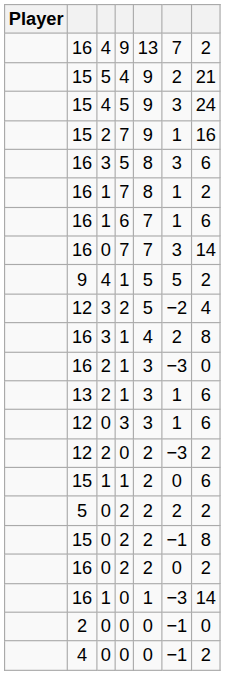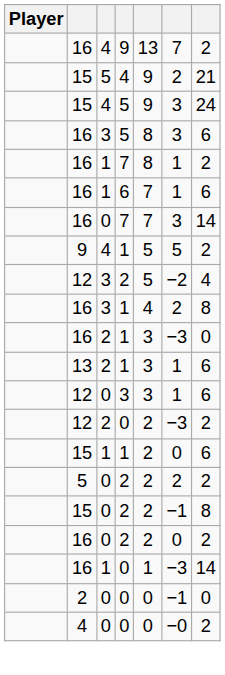- row: (82, 134)
(177, 655) −1 -> (177, 626) −0
